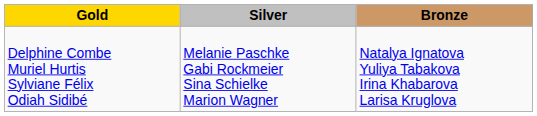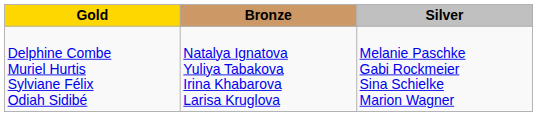columns swapped: (268, 15) <-> (444, 15)
